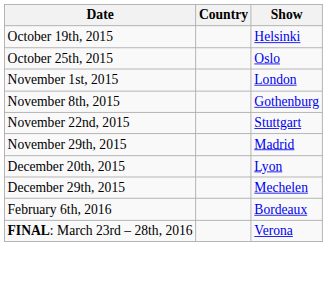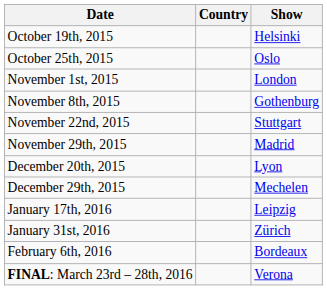+ row: (59, 209)
+ row: (59, 230)
